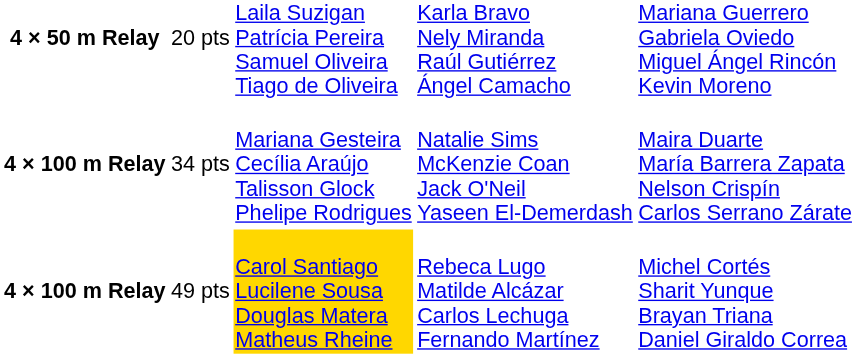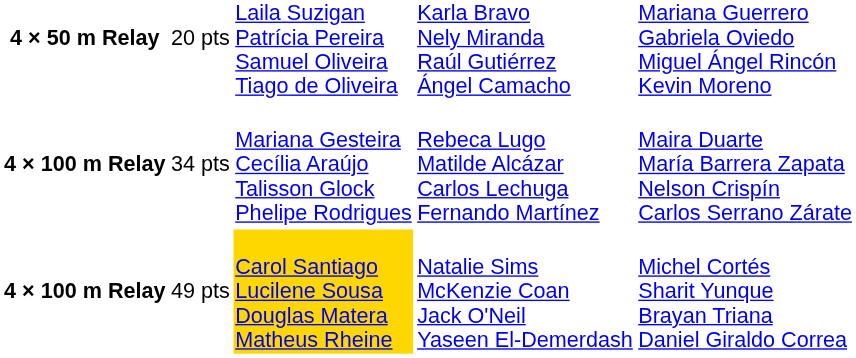(525, 176) Natalie Sims McKenzie Coan Jack O'Neil Yaseen El-Demerdash -> (508, 176) Rebeca Lugo Matilde Alcázar Carlos Lechuga Fernando Martínez
(508, 303) Rebeca Lugo Matilde Alcázar Carlos Lechuga Fernando Martínez -> (525, 303) Natalie Sims McKenzie Coan Jack O'Neil Yaseen El-Demerdash
